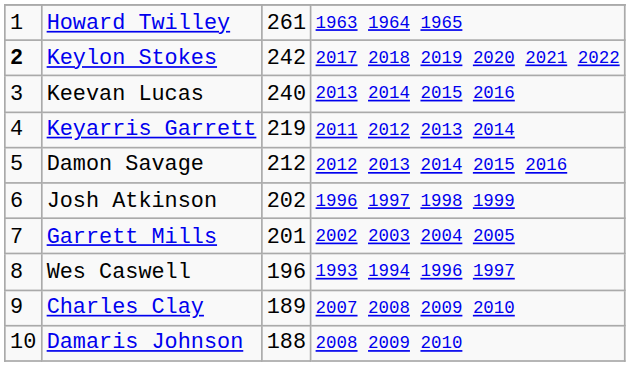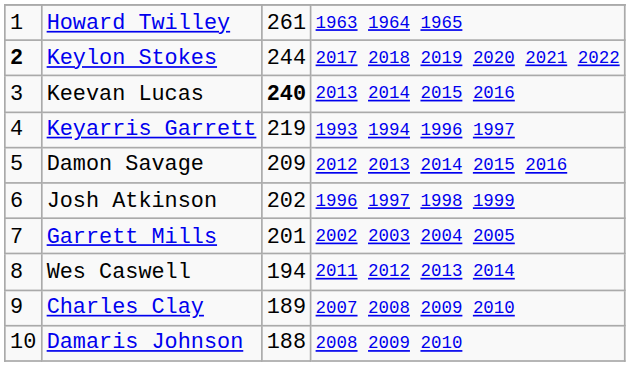(286, 58) 242 -> (286, 58) 244
(286, 94) normal -> (286, 94) bold
(415, 129) 2011 2012 2013 2014 -> (415, 129) 1993 1994 1996 1997
(286, 165) 212 -> (286, 165) 209
(286, 272) 196 -> (286, 272) 194
(415, 272) 1993 1994 1996 1997 -> (415, 272) 2011 2012 2013 2014
